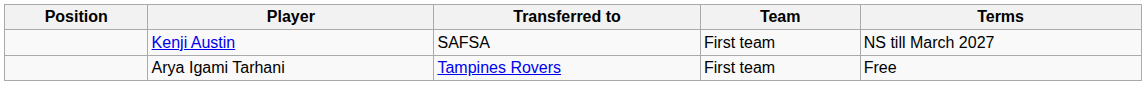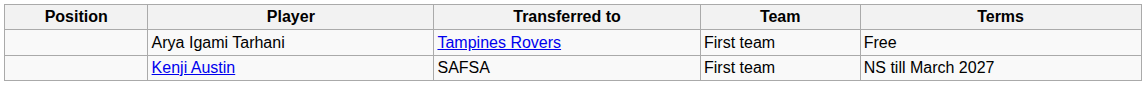rows swapped: (218, 67) <-> (193, 42)
